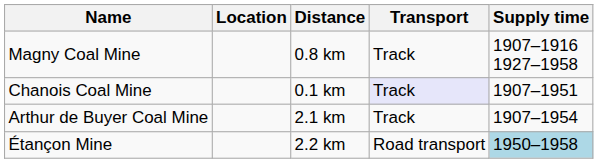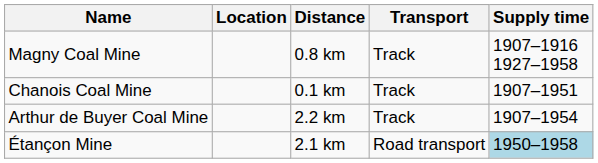(394, 90) lavender background -> (394, 90) no background
(320, 117) 2.1 km -> (320, 117) 2.2 km
(320, 144) 2.2 km -> (320, 144) 2.1 km
